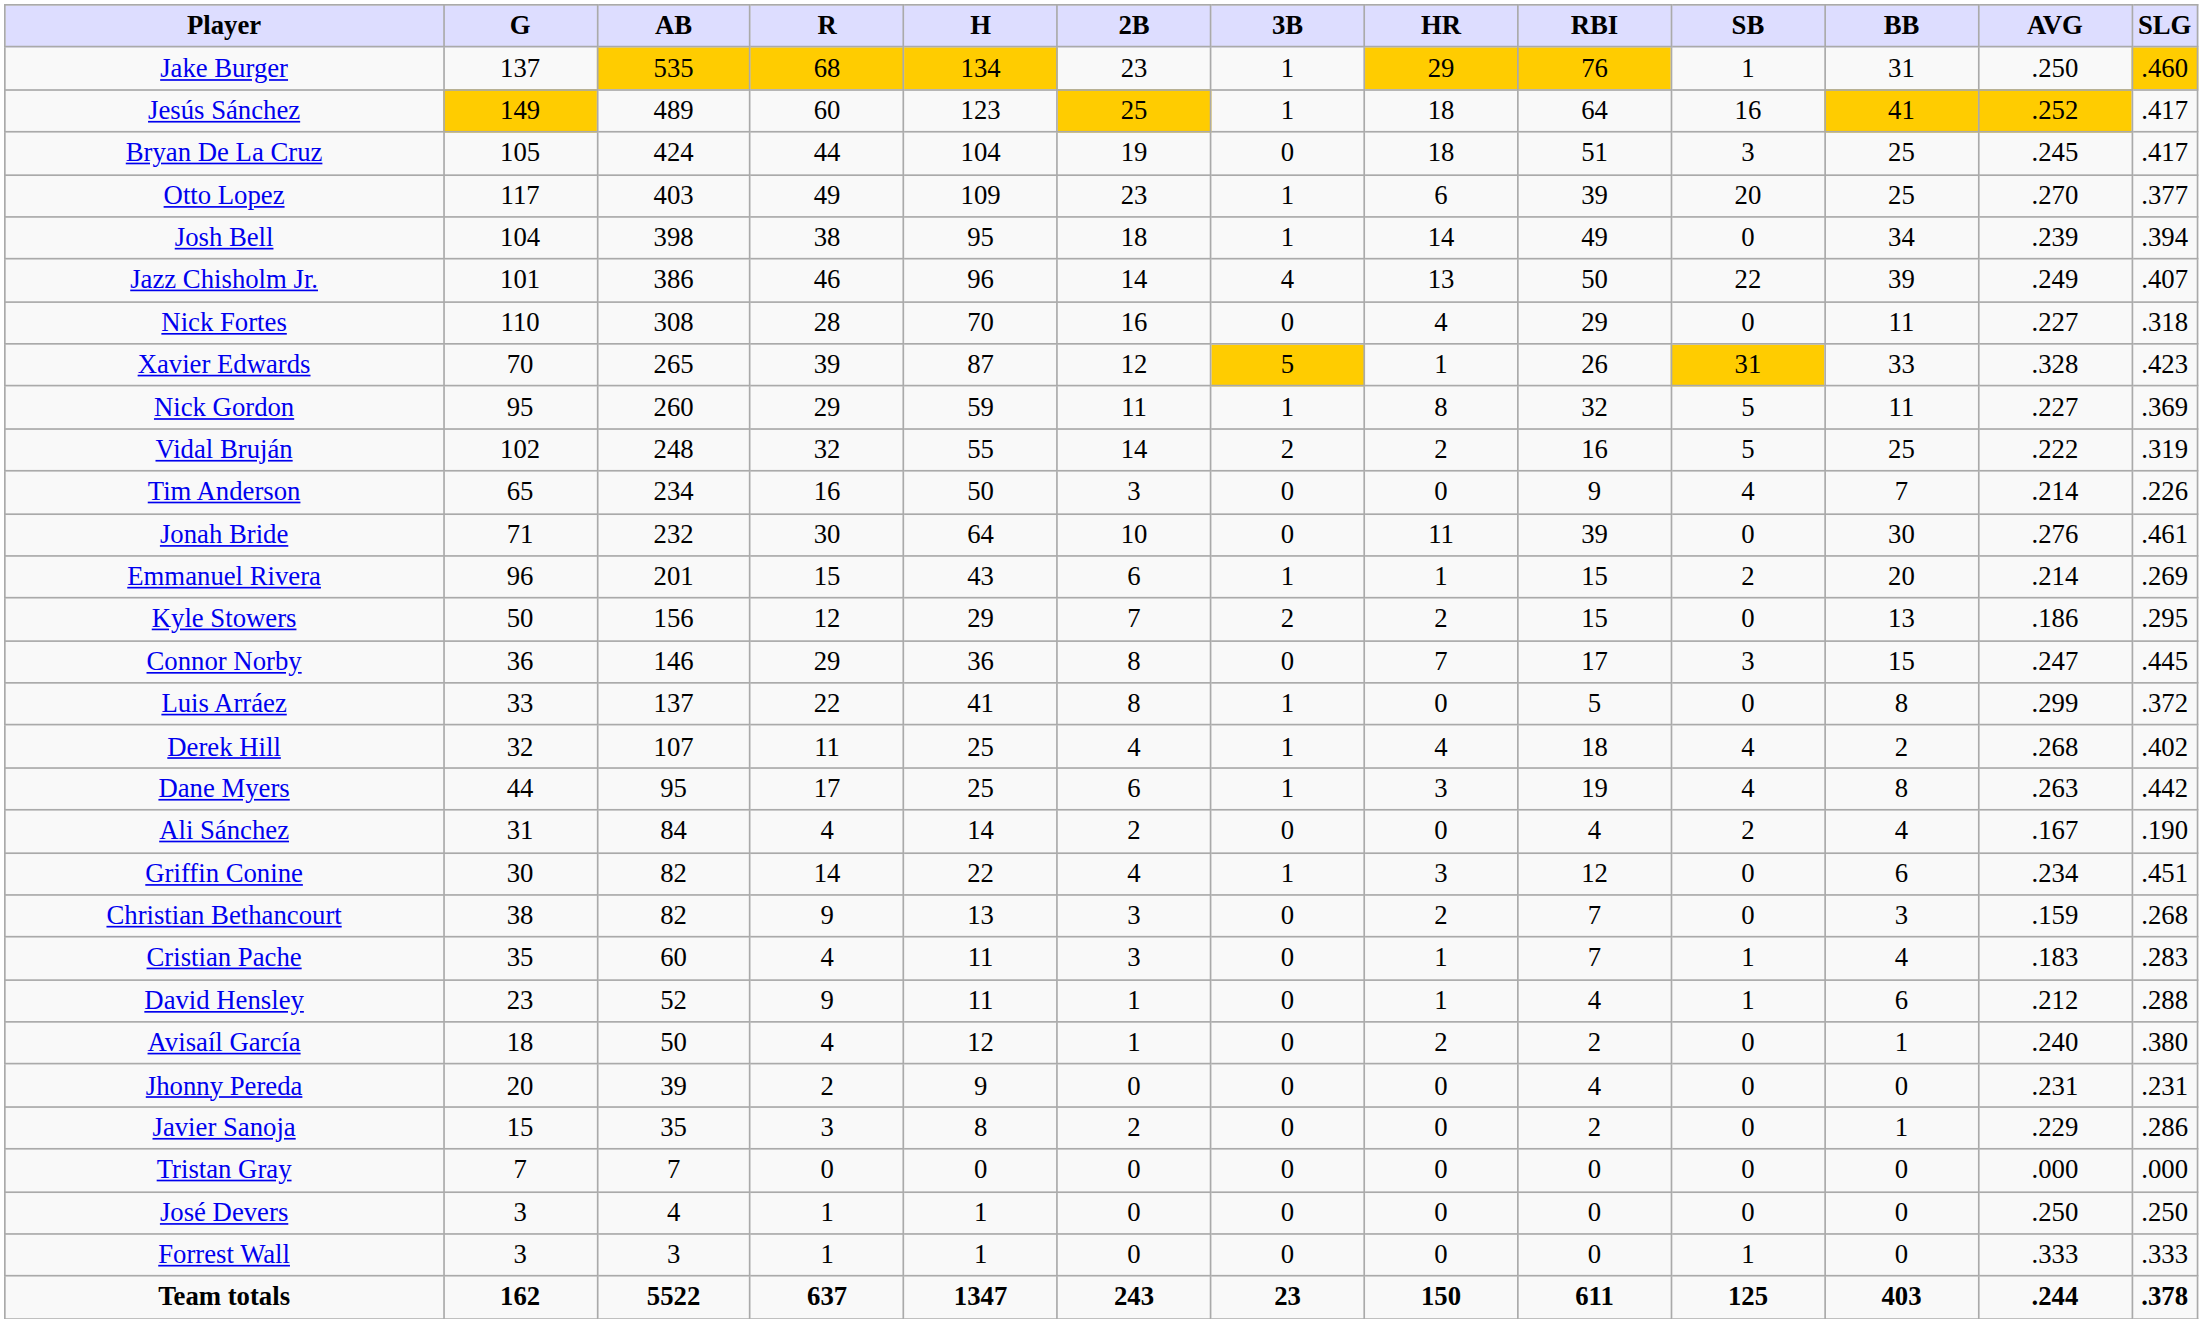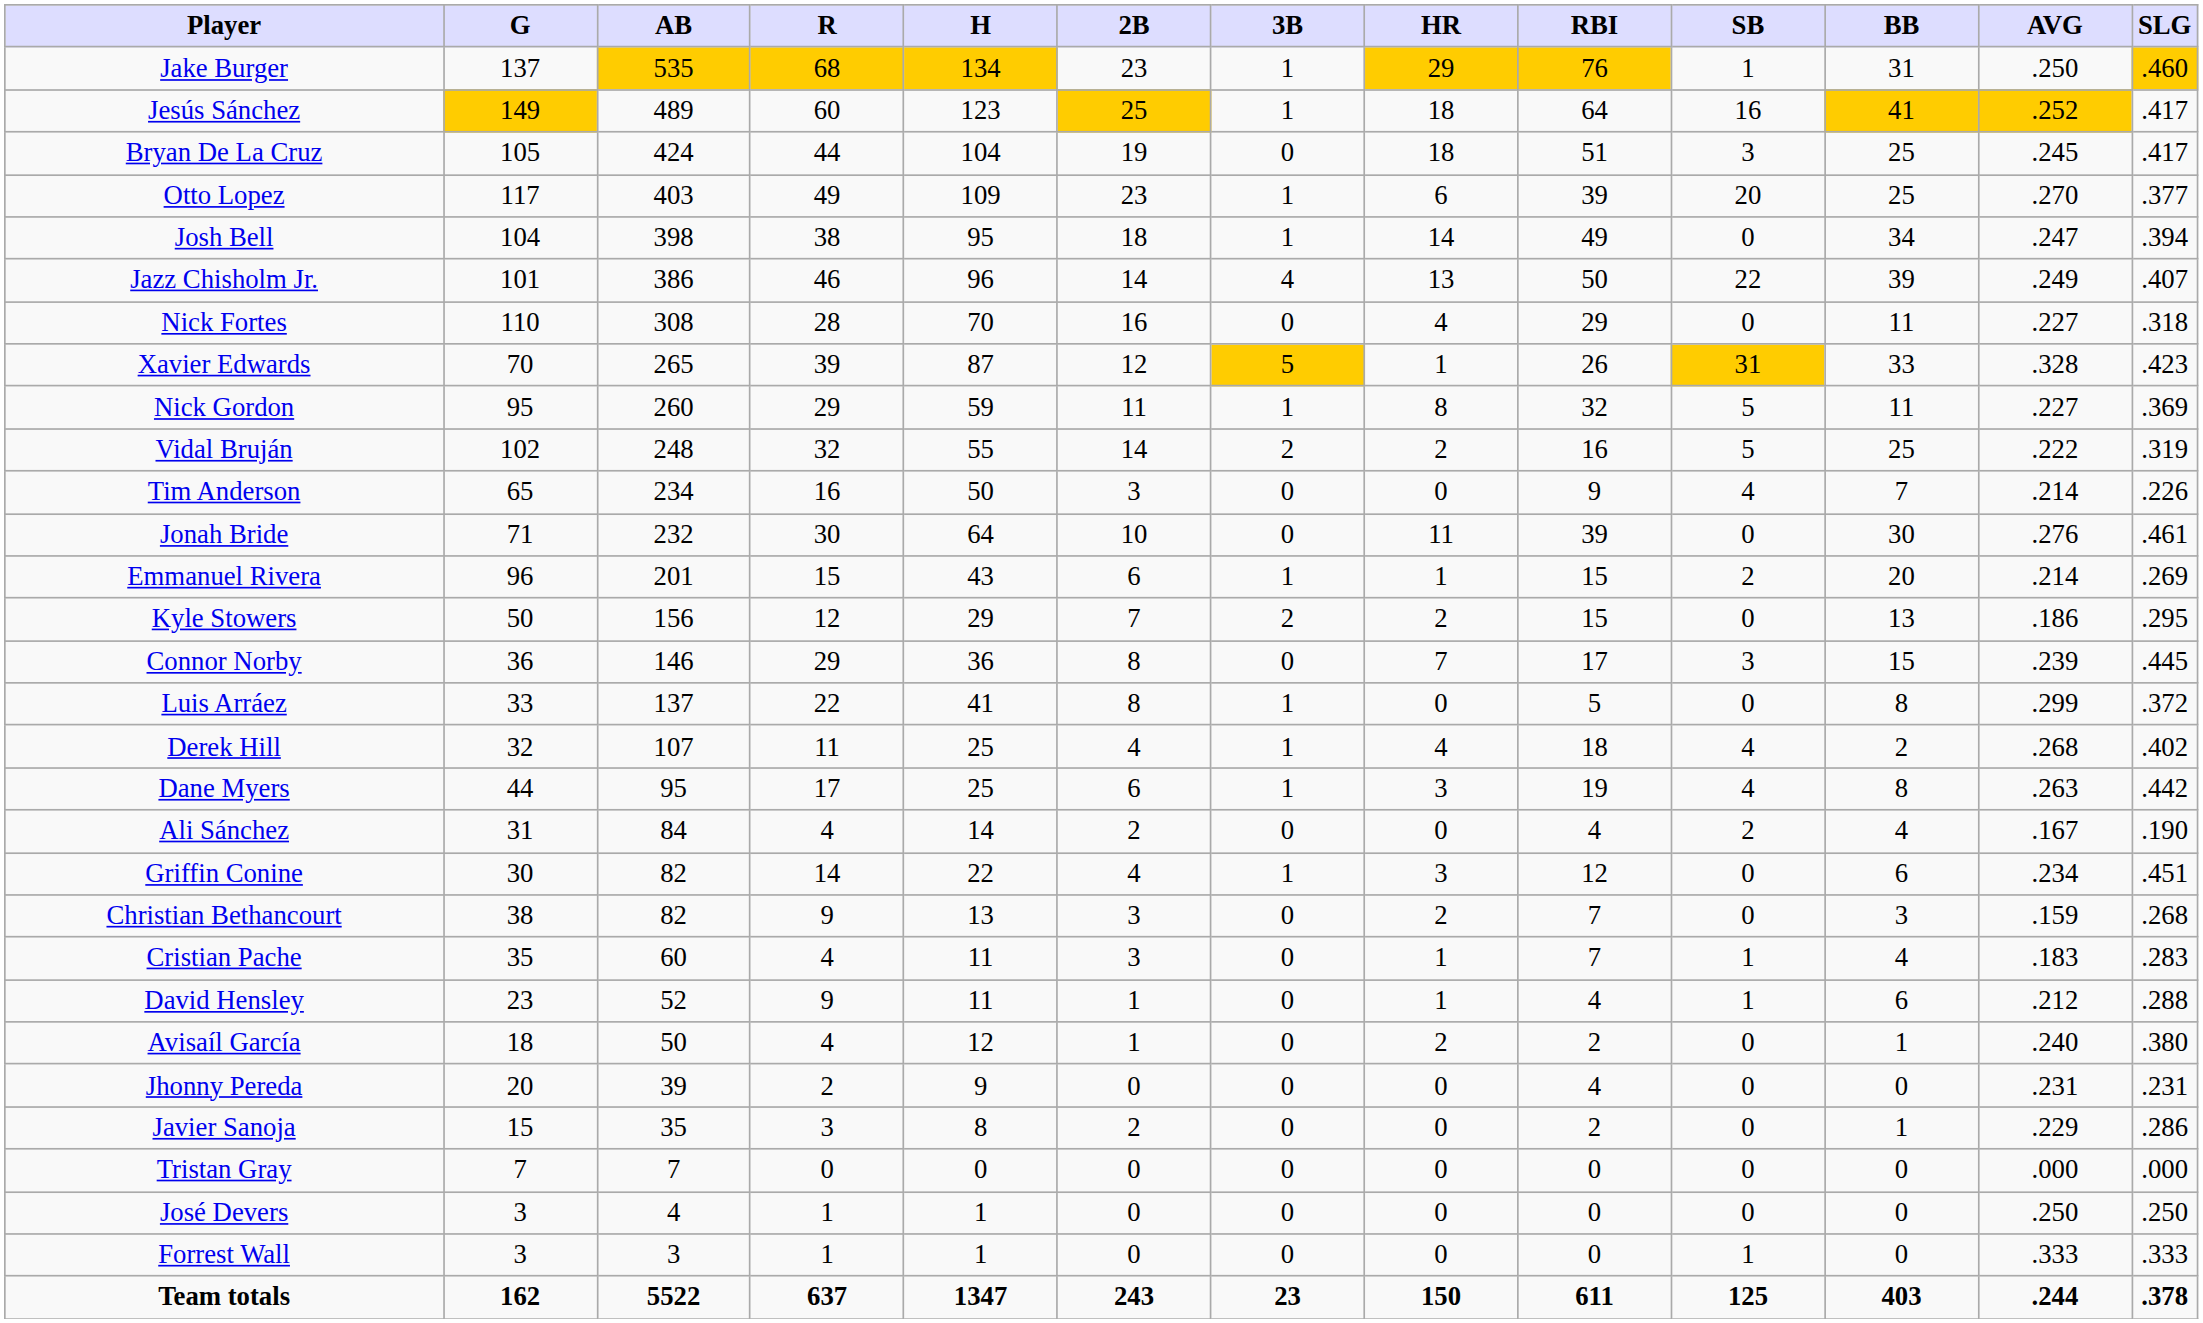(2055, 237) .239 -> (2055, 237) .247
(2055, 661) .247 -> (2055, 661) .239
